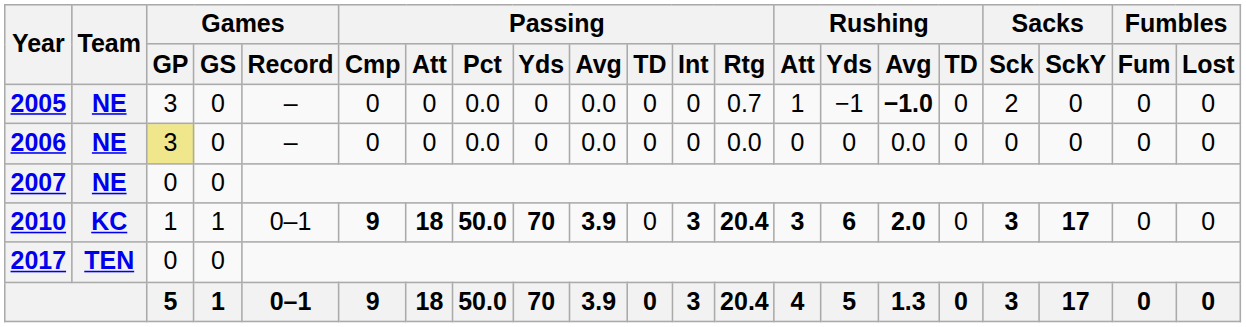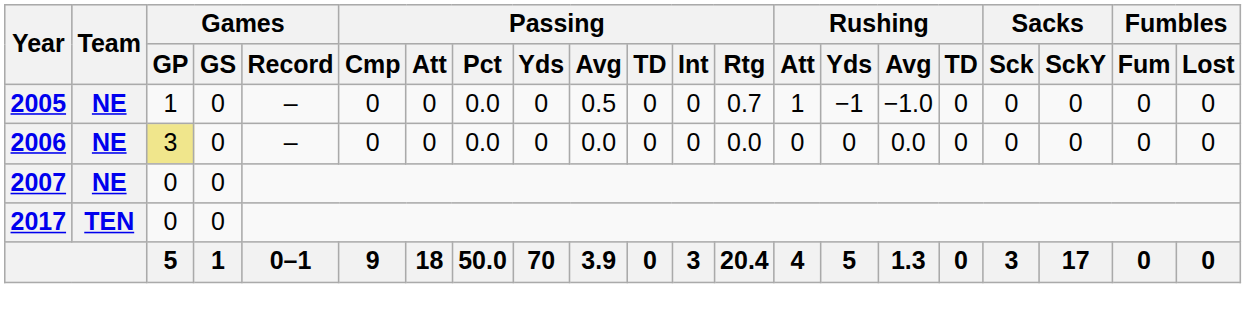(170, 103) 3 -> (170, 103) 1
(599, 103) 0.0 -> (599, 103) 0.5
(908, 103) bold -> (908, 103) normal
(1011, 103) 2 -> (1011, 103) 0
- row: (38, 222)
